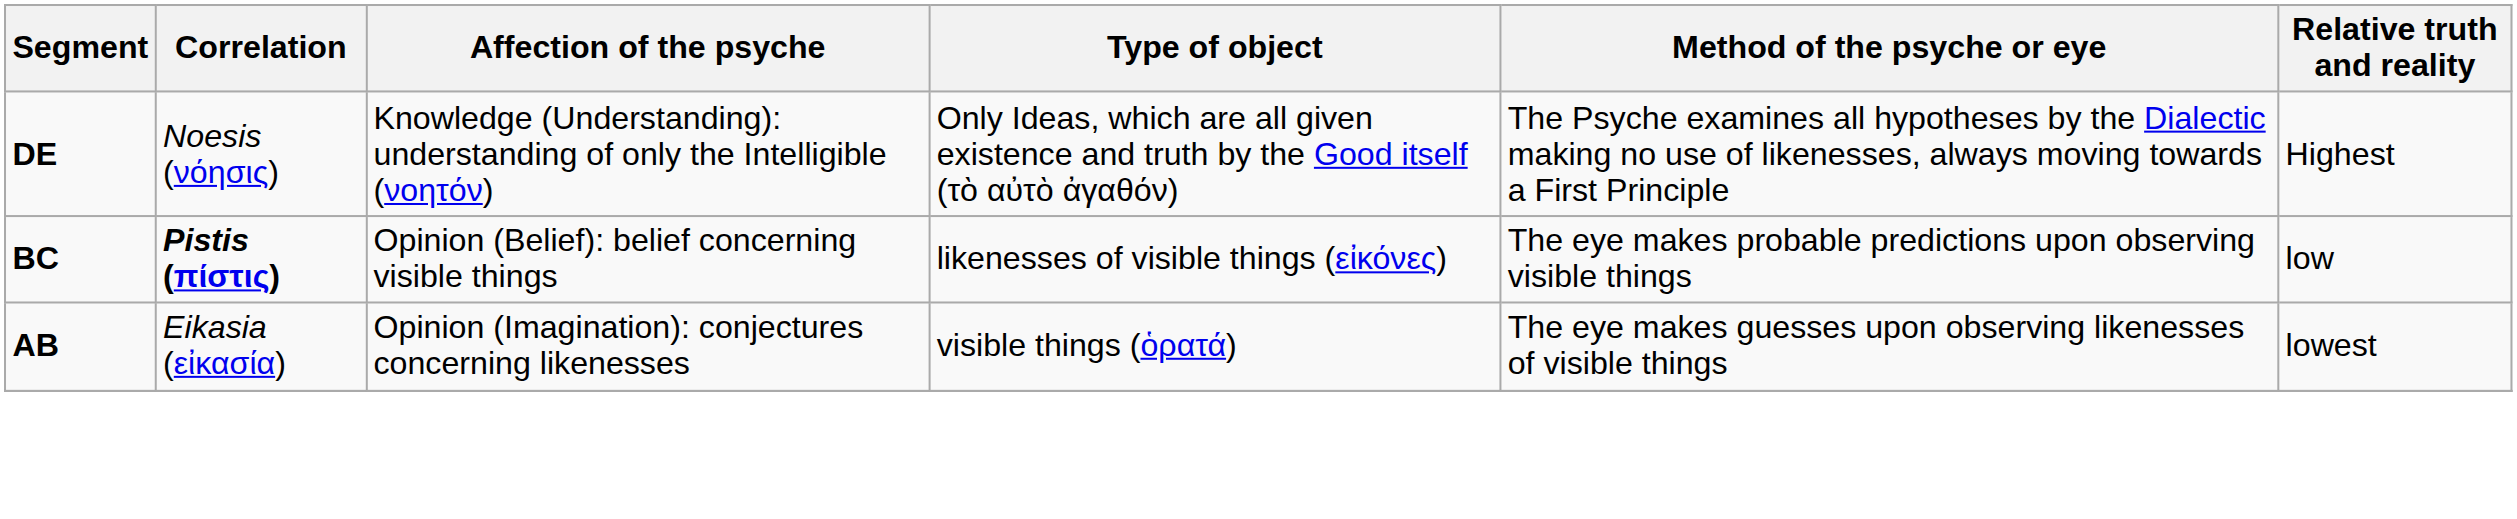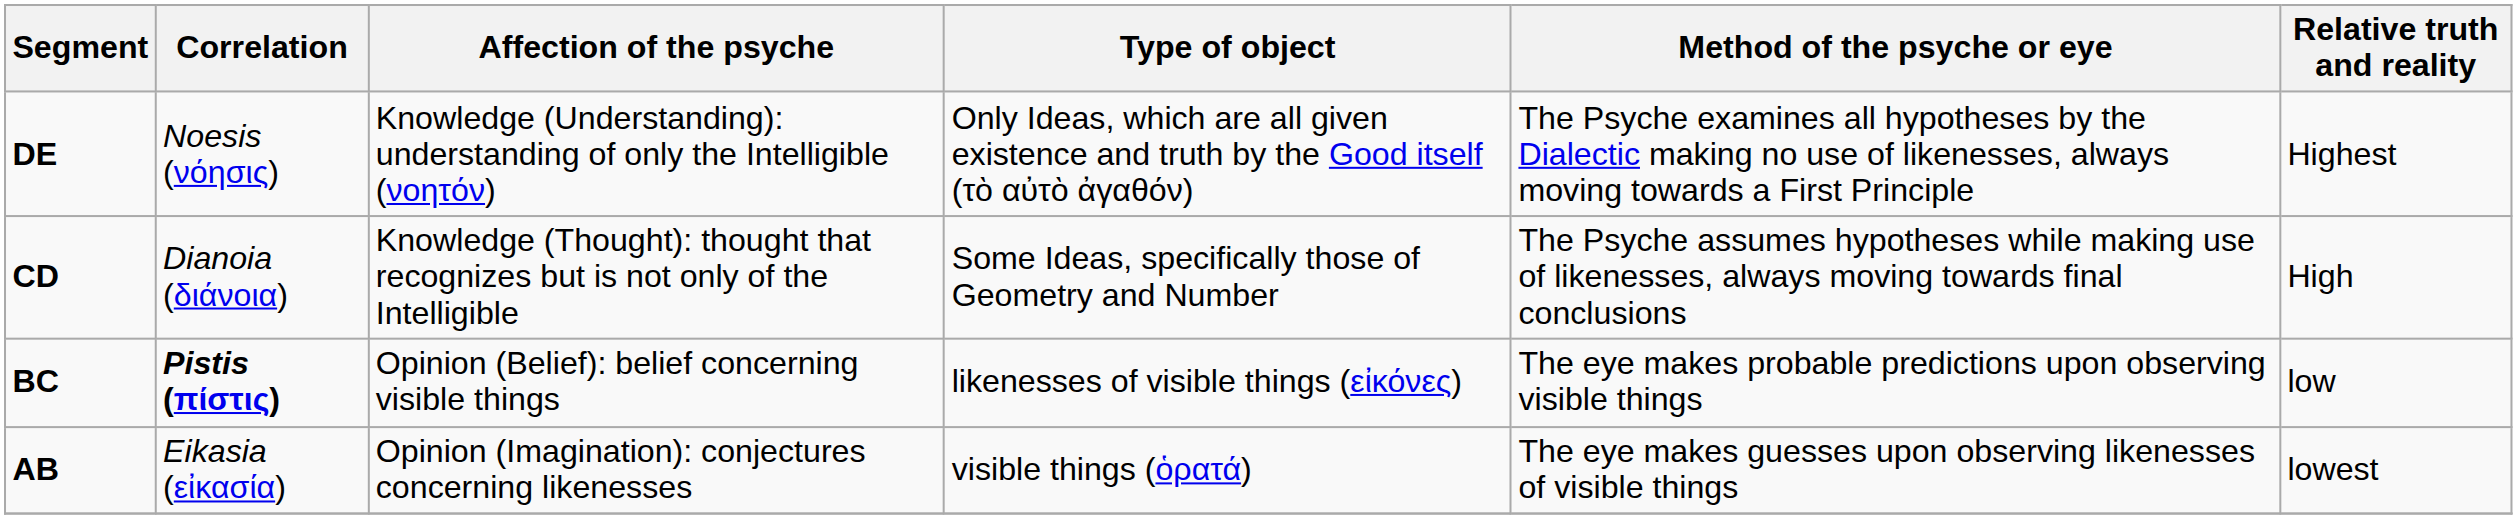+ row: (36, 276)
